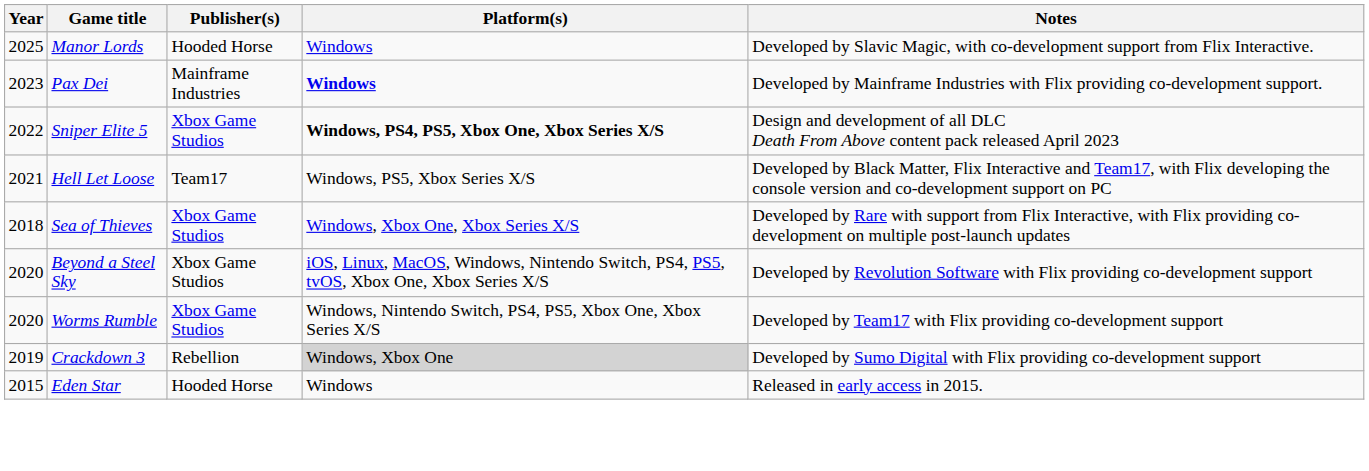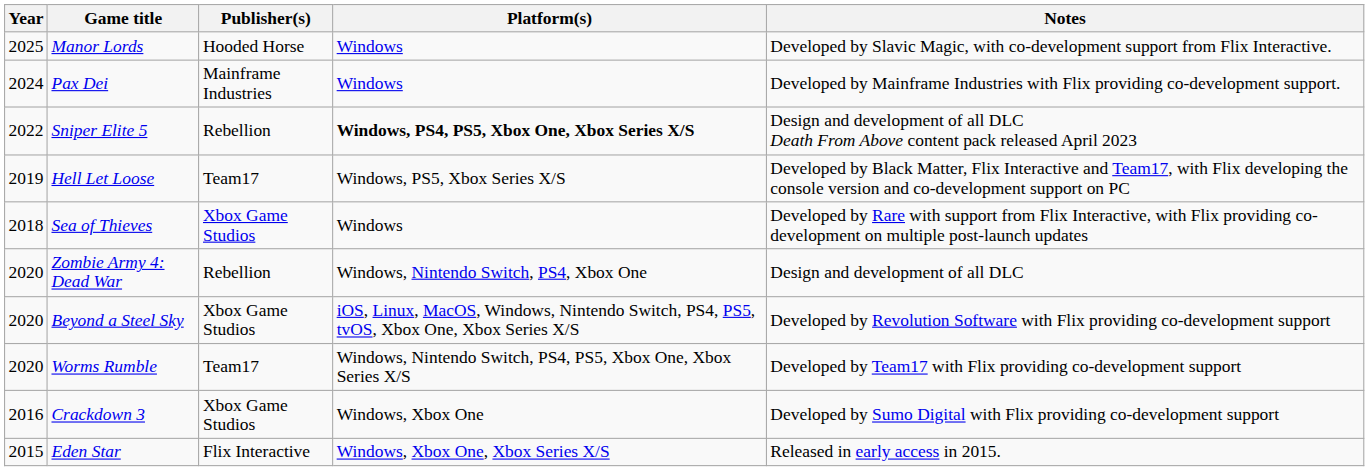(26, 83) 2023 -> (26, 83) 2024
(341, 83) bold -> (370, 83) normal
(214, 130) Xbox Game Studios -> (237, 130) Rebellion
(26, 178) 2021 -> (26, 178) 2019
(443, 225) Windows, Xbox One, Xbox Series X/S -> (370, 225) Windows
+ row: (108, 272)
(214, 319) Xbox Game Studios -> (231, 367) Team17
(26, 357) 2019 -> (26, 414) 2016
(205, 357) Rebellion -> (245, 414) Xbox Game Studios
(380, 357) lightgrey background -> (410, 414) no background
(222, 384) Hooded Horse -> (257, 451) Flix Interactive
(339, 384) Windows -> (473, 451) Windows, Xbox One, Xbox Series X/S
